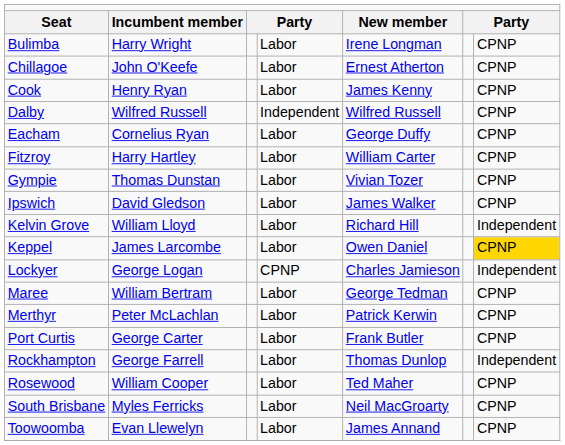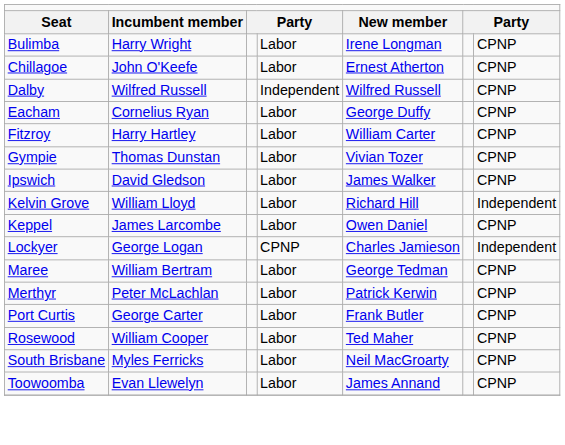- row: (24, 90)
(497, 248) gold background -> (497, 225) no background
- row: (52, 361)
